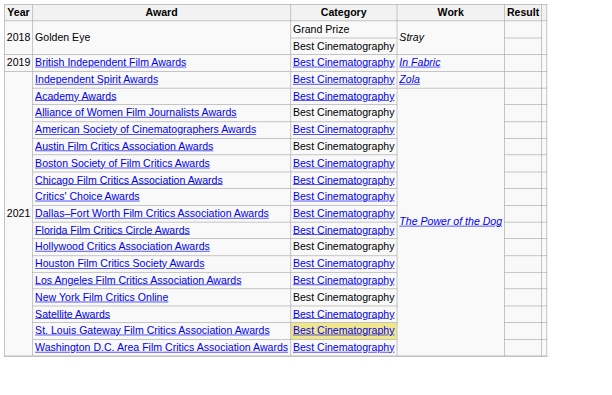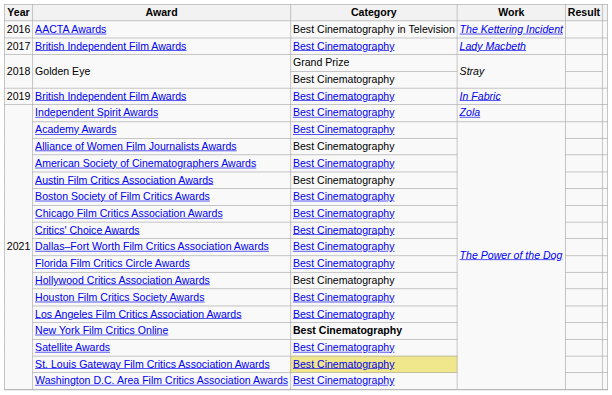+ row: (71, 29)
+ row: (111, 46)
(344, 297) normal -> (348, 331) bold
